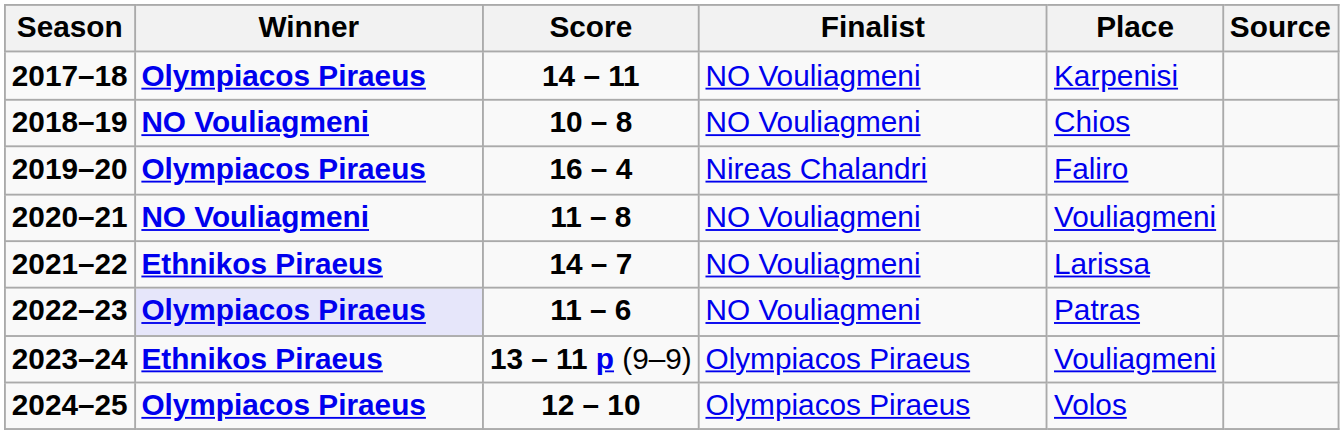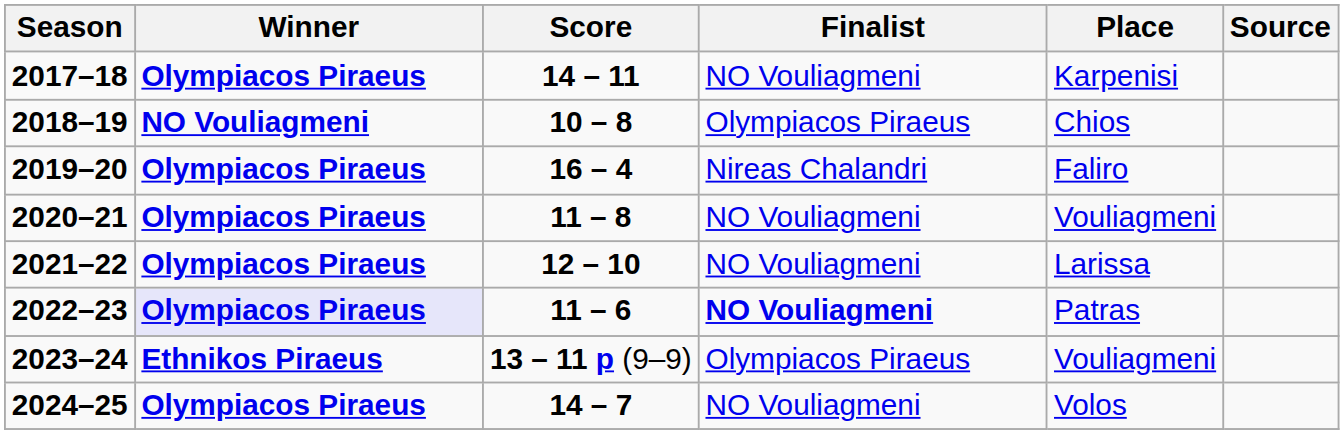(813, 122) NO Vouliagmeni -> (838, 122) Olympiacos Piraeus
(255, 216) NO Vouliagmeni -> (284, 216) Olympiacos Piraeus
(262, 264) Ethnikos Piraeus -> (284, 264) Olympiacos Piraeus
(591, 264) 14 – 7 -> (591, 264) 12 – 10
(813, 311) normal -> (819, 311) bold
(591, 405) 12 – 10 -> (591, 405) 14 – 7
(838, 405) Olympiacos Piraeus -> (813, 405) NO Vouliagmeni
